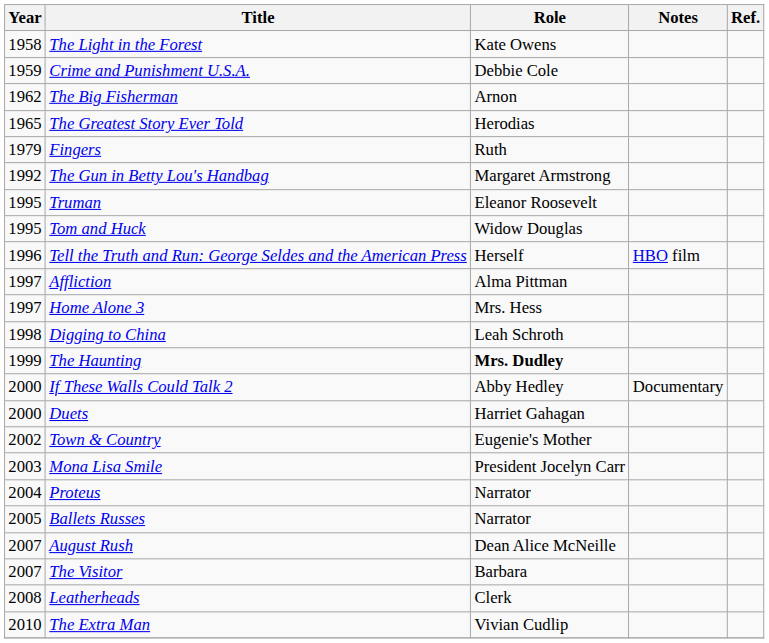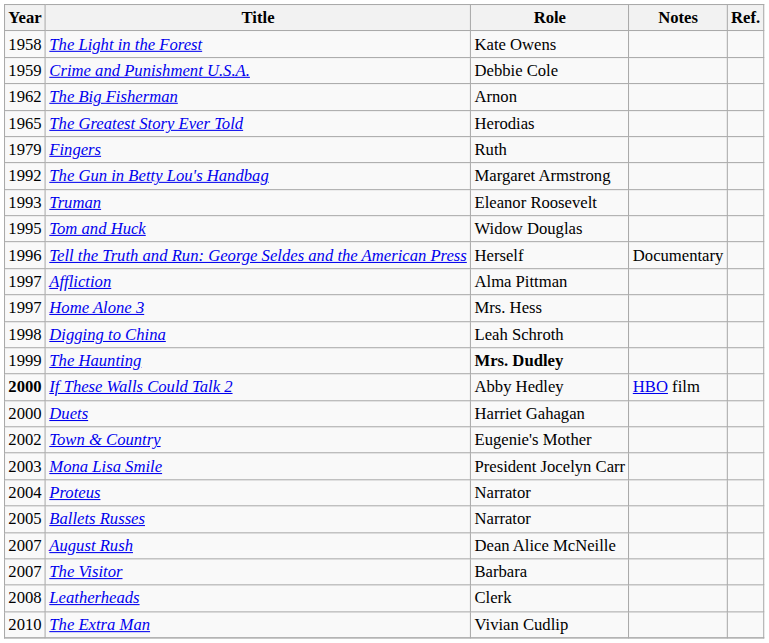(25, 202) 1995 -> (25, 202) 1993
(666, 255) HBO film -> (678, 255) Documentary
(25, 387) normal -> (25, 387) bold
(678, 387) Documentary -> (666, 387) HBO film
